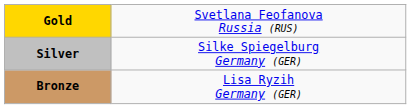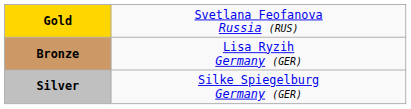rows swapped: (58, 54) <-> (58, 87)
